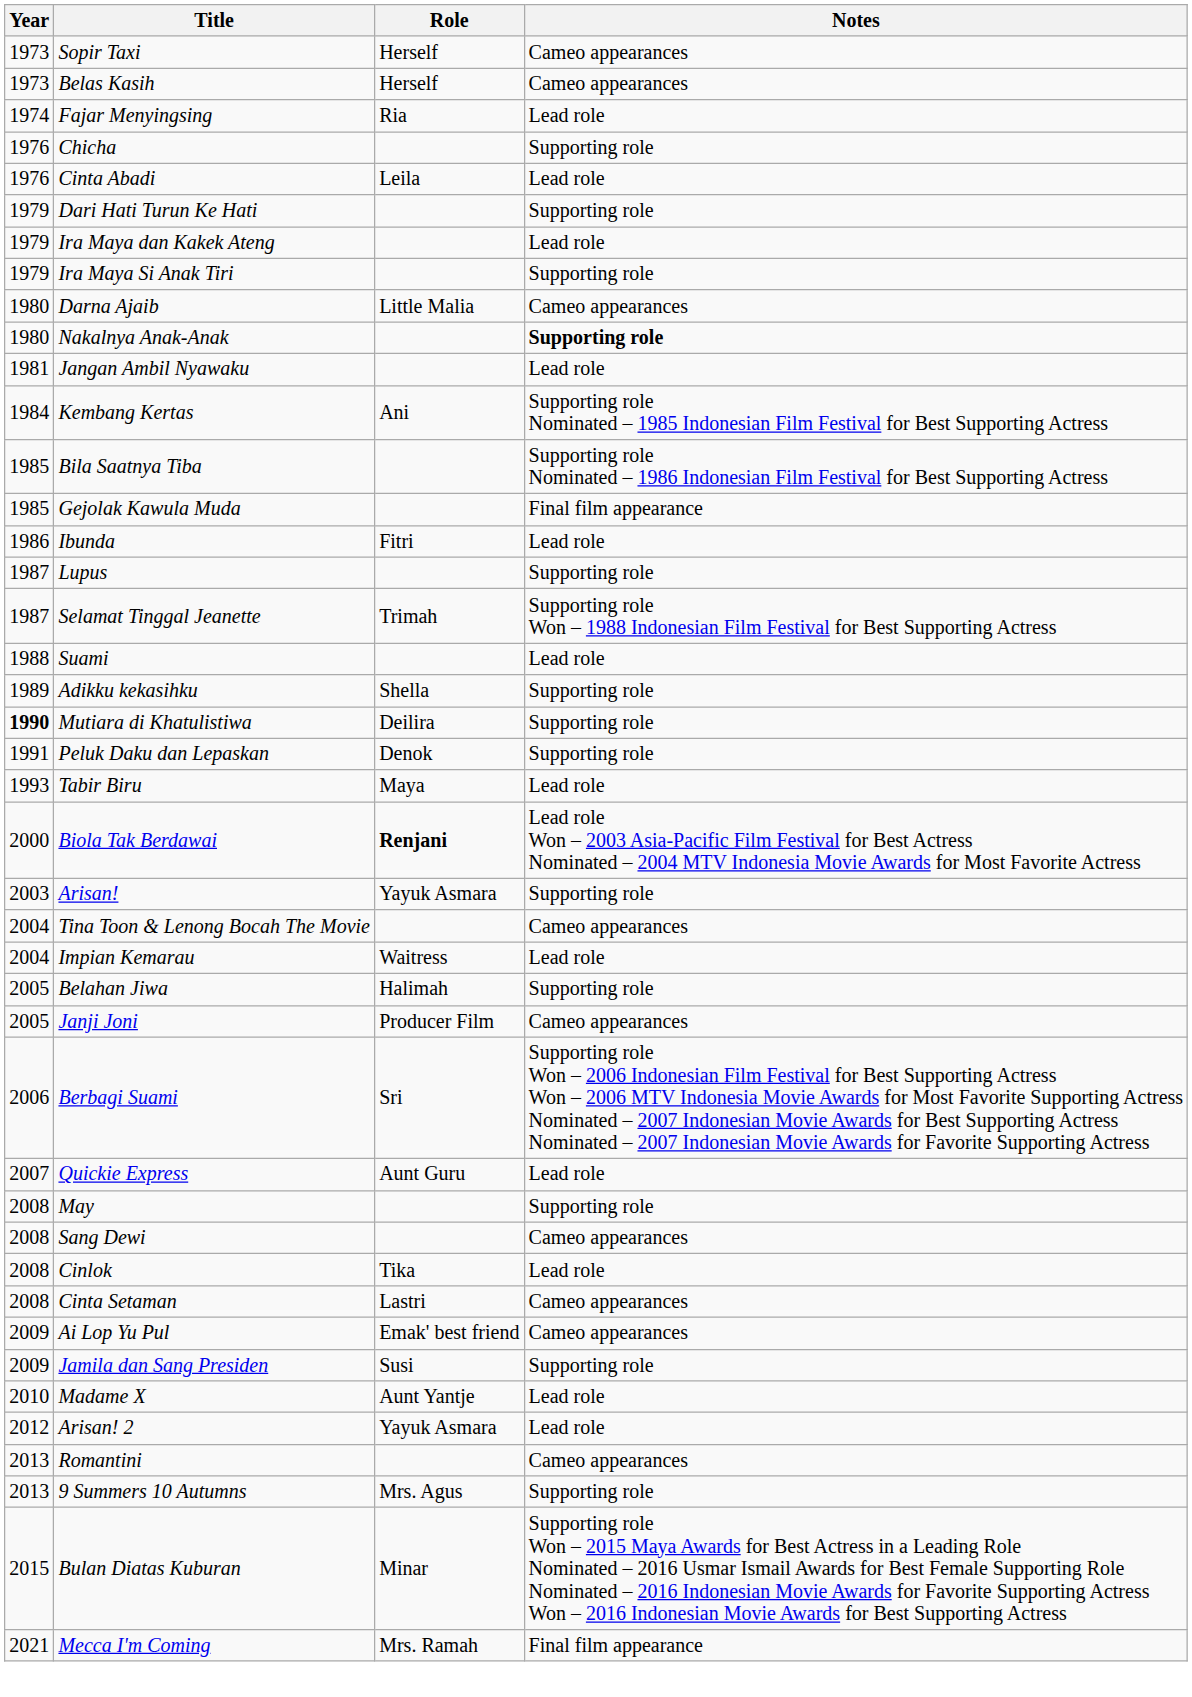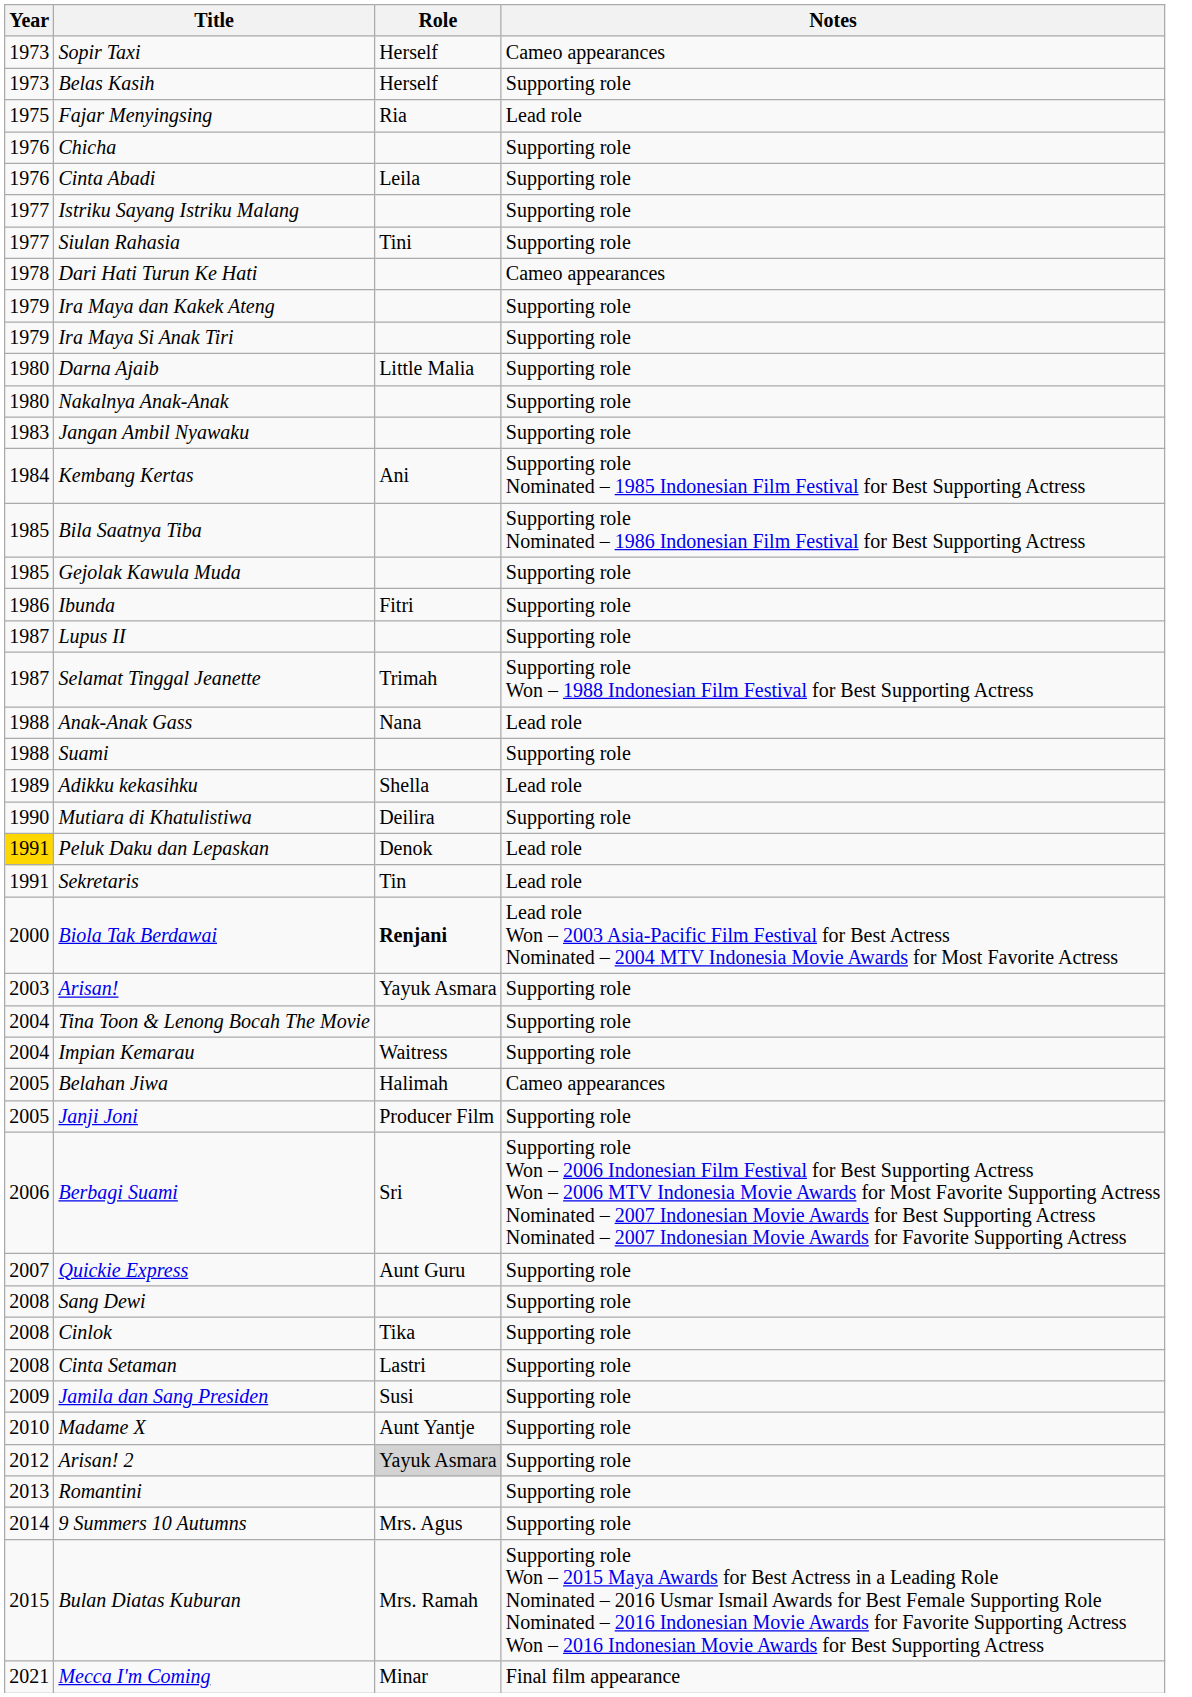(608, 83) Cameo appearances -> (568, 83) Supporting role
(29, 115) 1974 -> (29, 115) 1975
(567, 178) Lead role -> (568, 178) Supporting role
+ row: (179, 210)
+ row: (119, 242)
(29, 210) 1979 -> (29, 274) 1978
(591, 210) Supporting role -> (585, 274) Cameo appearances
(567, 242) Lead role -> (568, 305) Supporting role
(608, 305) Cameo appearances -> (568, 369) Supporting role
(596, 337) bold -> (568, 400) normal
(29, 369) 1981 -> (29, 432) 1983
(567, 369) Lead role -> (568, 432) Supporting role
(616, 509) Final film appearance -> (568, 572) Supporting role
(567, 541) Lead role -> (568, 604) Supporting role
- row: (83, 572)
+ row: (92, 636)
+ row: (125, 722)
(567, 658) Lead role -> (568, 753) Supporting role
(591, 690) Supporting role -> (544, 785) Lead role
(29, 722) bold -> (29, 817) normal
(29, 753) no background -> (29, 849) gold background
(591, 753) Supporting role -> (544, 849) Lead role
+ row: (99, 880)
- row: (100, 785)
(608, 925) Cameo appearances -> (568, 1020) Supporting role
(567, 957) Lead role -> (568, 1052) Supporting role
(591, 989) Supporting role -> (585, 1084) Cameo appearances
(608, 1020) Cameo appearances -> (568, 1116) Supporting role
(567, 1174) Lead role -> (568, 1269) Supporting role
- row: (76, 1206)
(608, 1237) Cameo appearances -> (568, 1301) Supporting role
(567, 1269) Lead role -> (568, 1333) Supporting role
(608, 1301) Cameo appearances -> (568, 1364) Supporting role
- row: (114, 1333)
(567, 1396) Lead role -> (568, 1428) Supporting role
(438, 1428) no background -> (438, 1459) lightgrey background
(567, 1428) Lead role -> (568, 1459) Supporting role
(608, 1459) Cameo appearances -> (568, 1491) Supporting role
(29, 1491) 2013 -> (29, 1523) 2014
(404, 1568) Minar -> (429, 1600) Mrs. Ramah
(429, 1645) Mrs. Ramah -> (404, 1676) Minar
